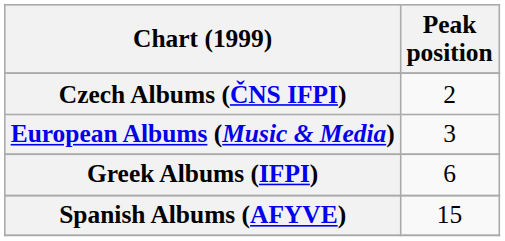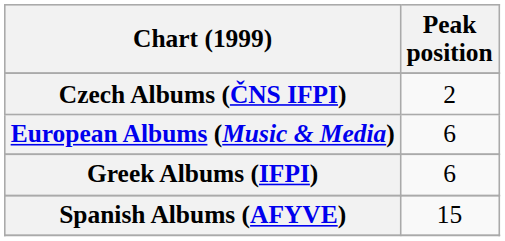(450, 133) 3 -> (450, 133) 6
